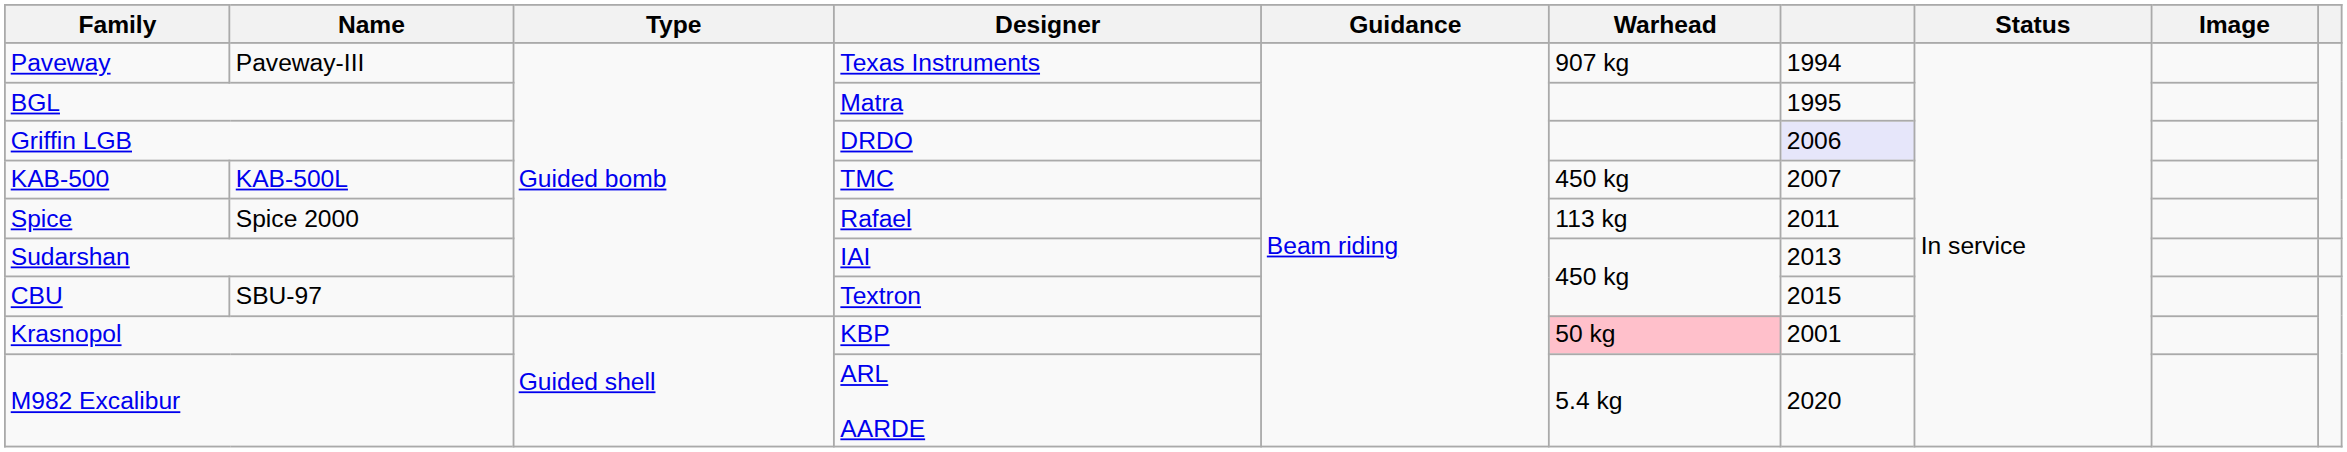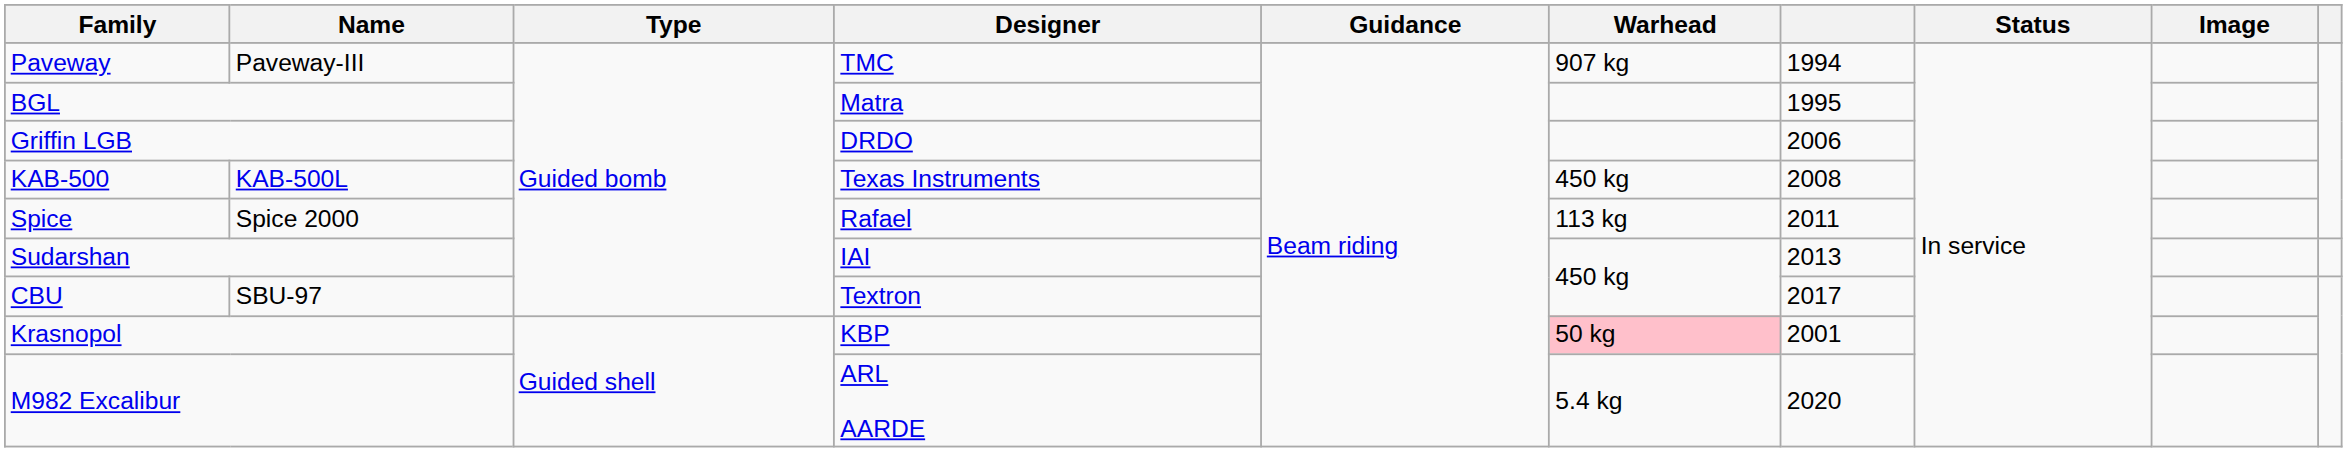(940, 63) Texas Instruments -> (867, 63) TMC
(1814, 140) lavender background -> (1814, 140) no background
(867, 179) TMC -> (940, 179) Texas Instruments
(1814, 179) 2007 -> (1814, 179) 2008
(1814, 296) 2015 -> (1814, 296) 2017
